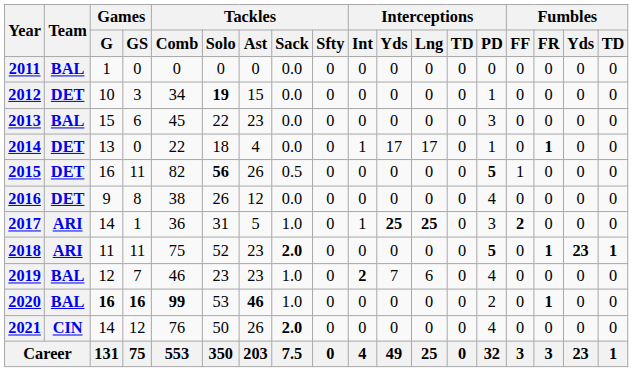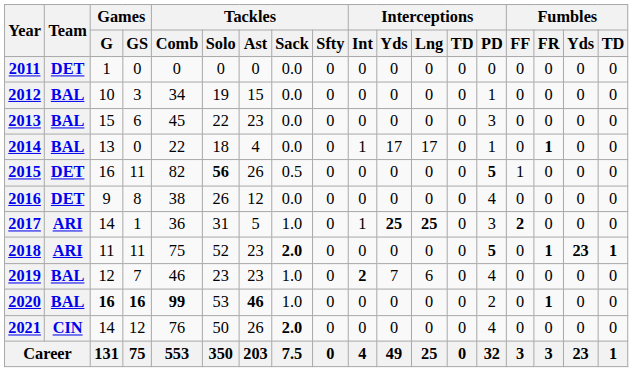(68, 69) BAL -> (68, 69) DET
(68, 95) DET -> (68, 95) BAL
(221, 95) bold -> (221, 95) normal
(68, 146) DET -> (68, 146) BAL
